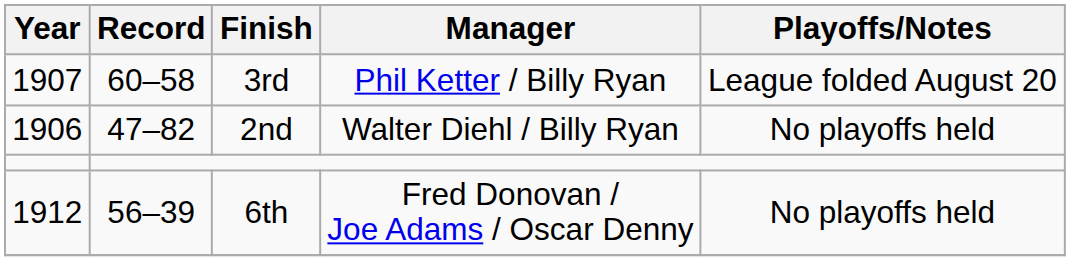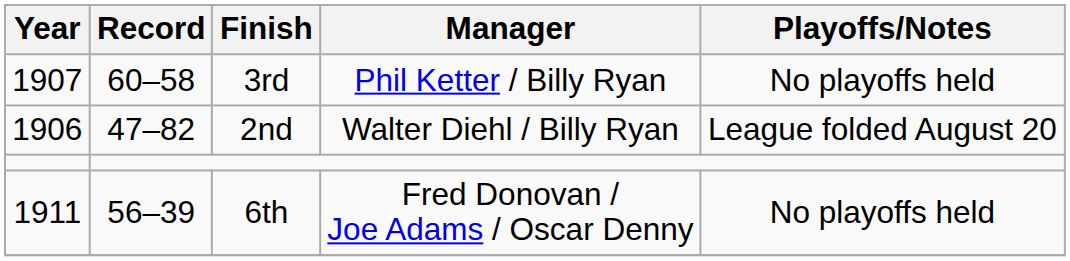(882, 79) League folded August 20 -> (882, 79) No playoffs held
(882, 129) No playoffs held -> (882, 129) League folded August 20
(47, 211) 1912 -> (47, 211) 1911
